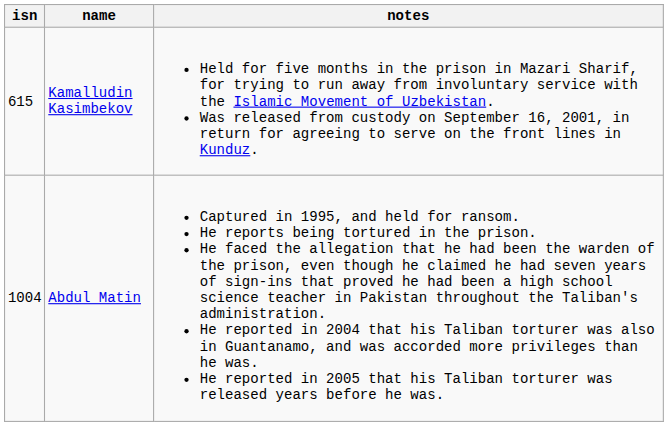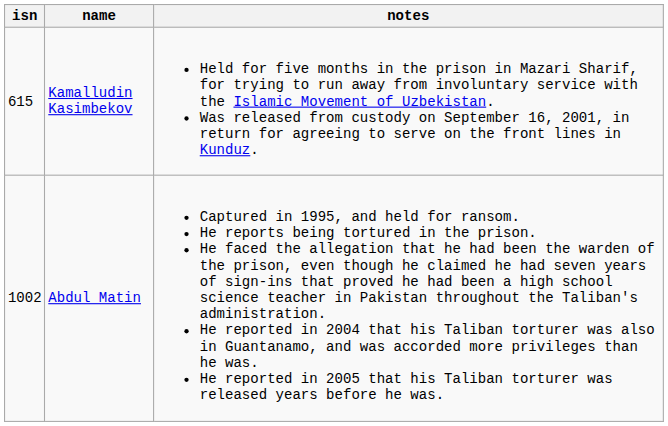(25, 298) 1004 -> (25, 298) 1002
